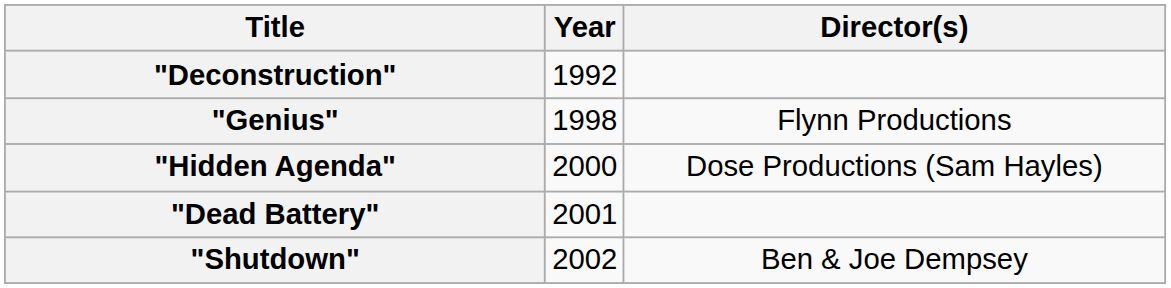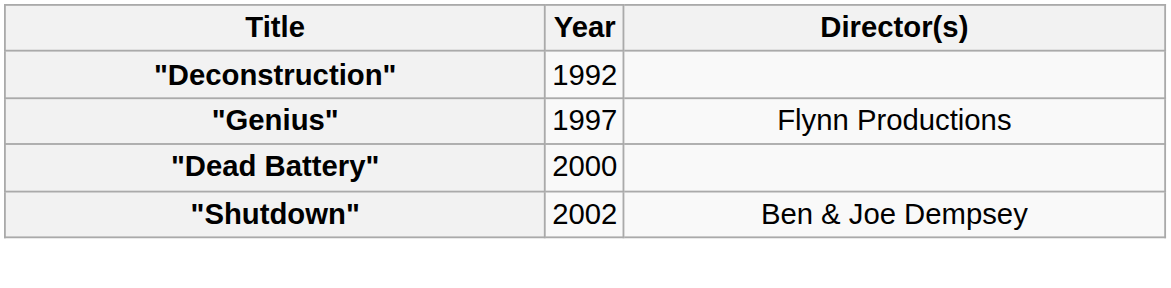(585, 120) 1998 -> (585, 120) 1997
- row: (275, 167)
(585, 213) 2001 -> (585, 167) 2000
